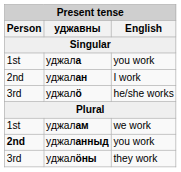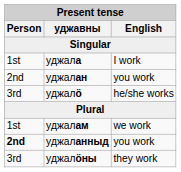(134, 61) you work -> (127, 61) I work
(127, 77) I work -> (134, 77) you work
